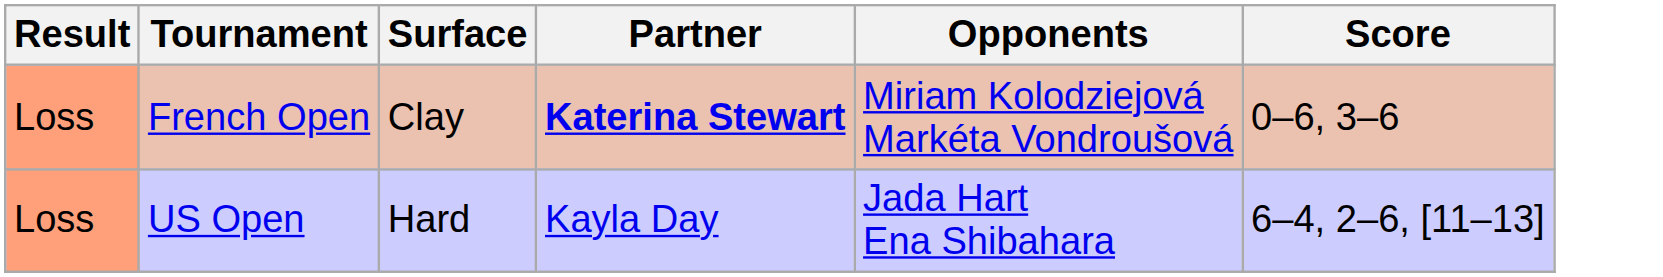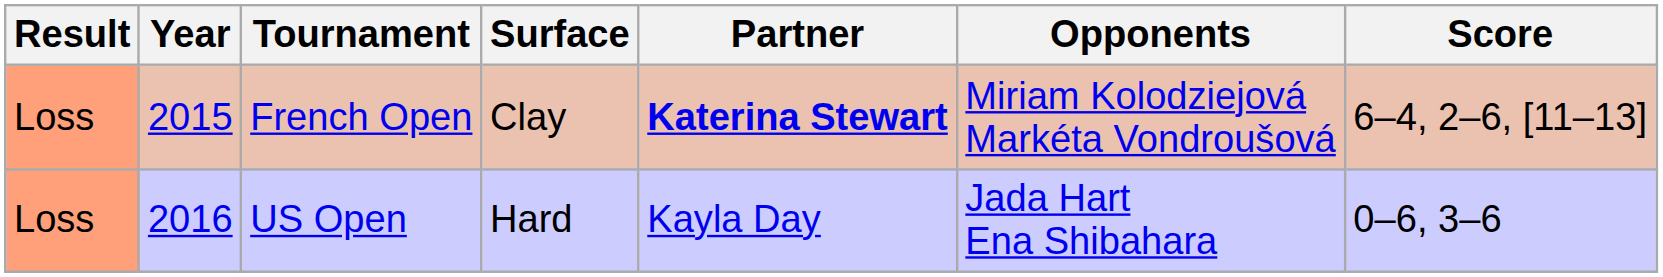+ column: (190, 34)
(1325, 116) 0–6, 3–6 -> (1500, 116) 6–4, 2–6, [11–13]
(1398, 219) 6–4, 2–6, [11–13] -> (1427, 219) 0–6, 3–6
